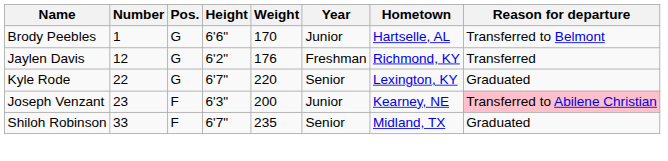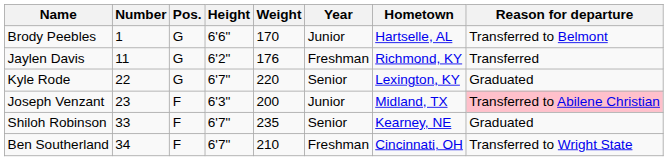(120, 58) 12 -> (122, 58) 11
(411, 101) Kearney, NE -> (411, 101) Midland, TX
(409, 123) Midland, TX -> (413, 123) Kearney, NE
+ row: (58, 144)
